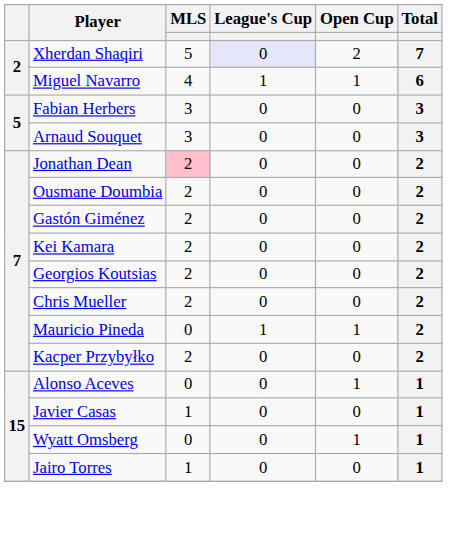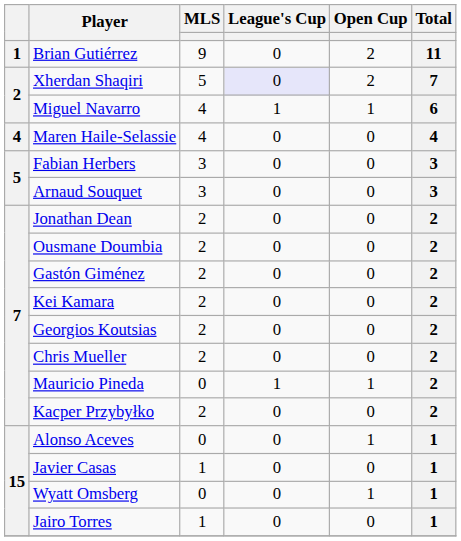+ row: (85, 54)
+ row: (105, 136)
(188, 164) pink background -> (202, 219) no background
